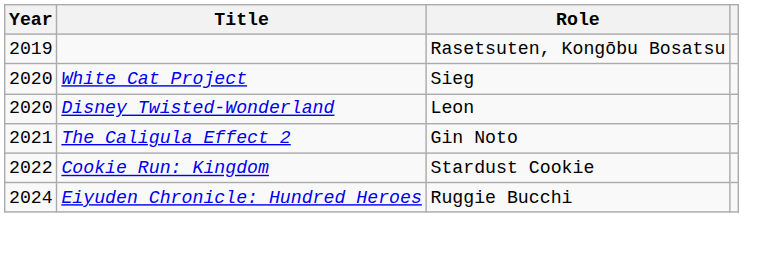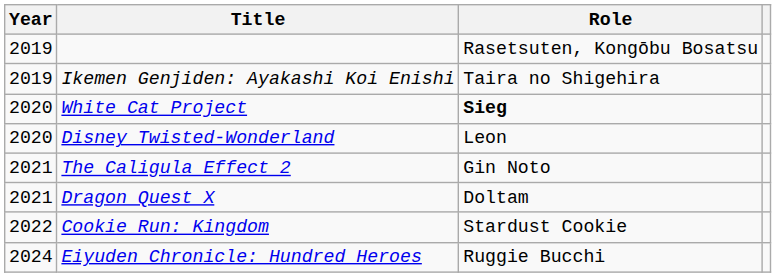+ row: (258, 79)
(452, 79) normal -> (485, 109) bold
+ row: (138, 198)
